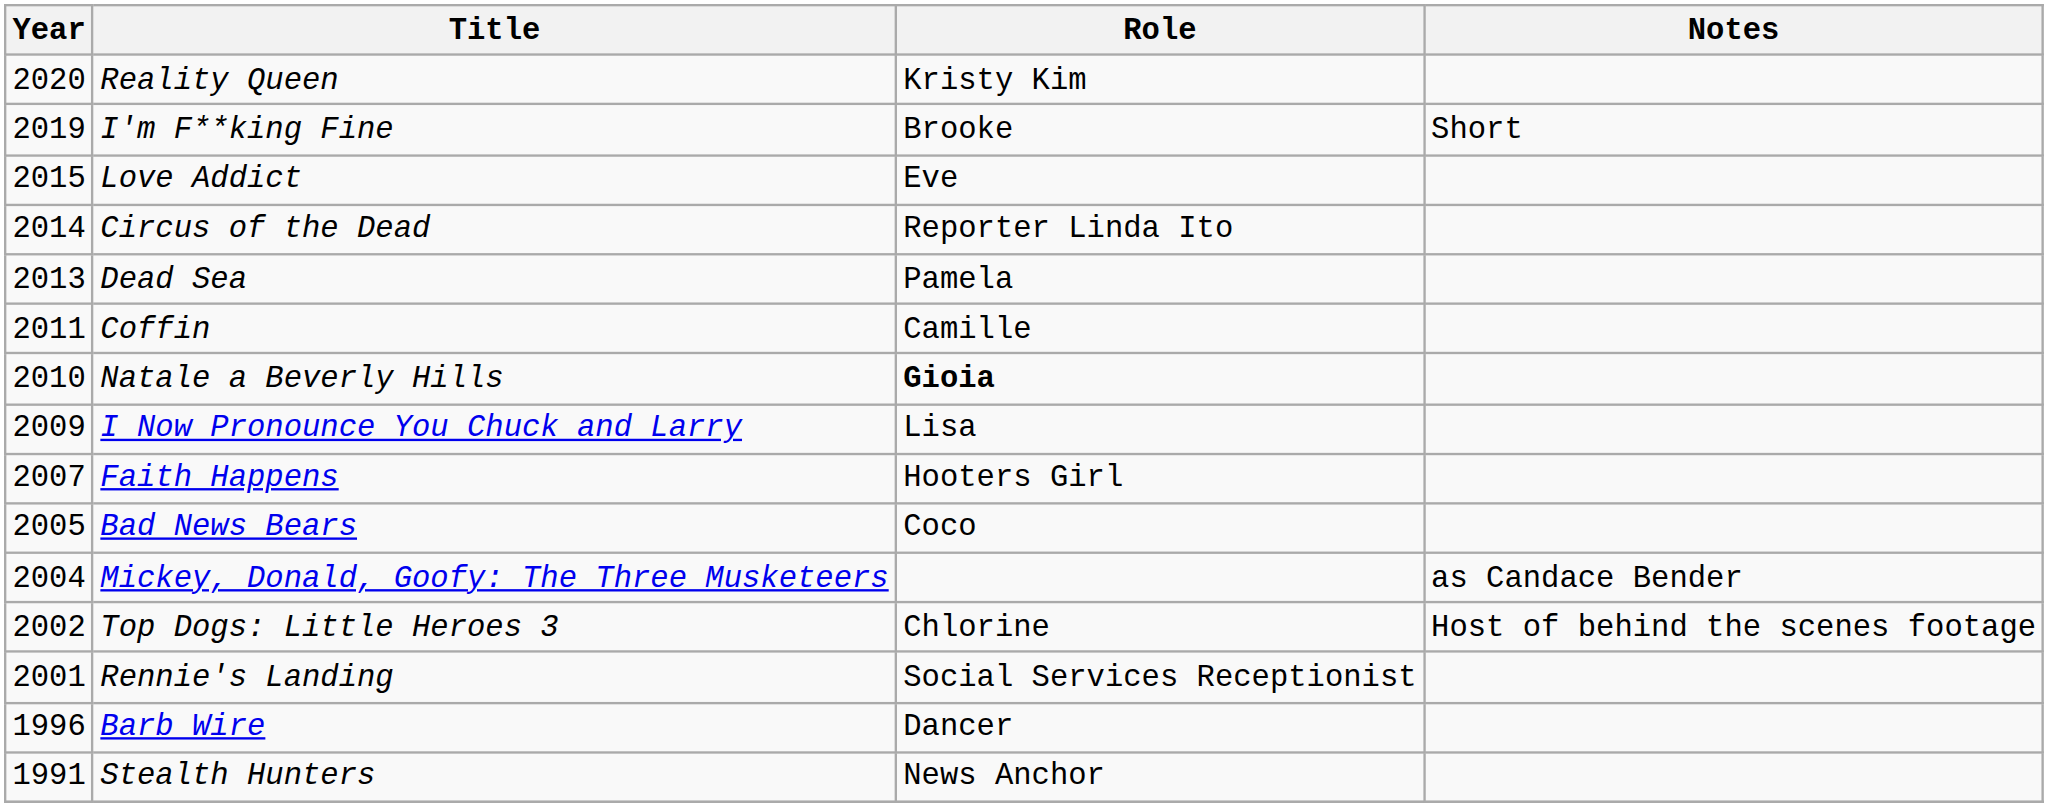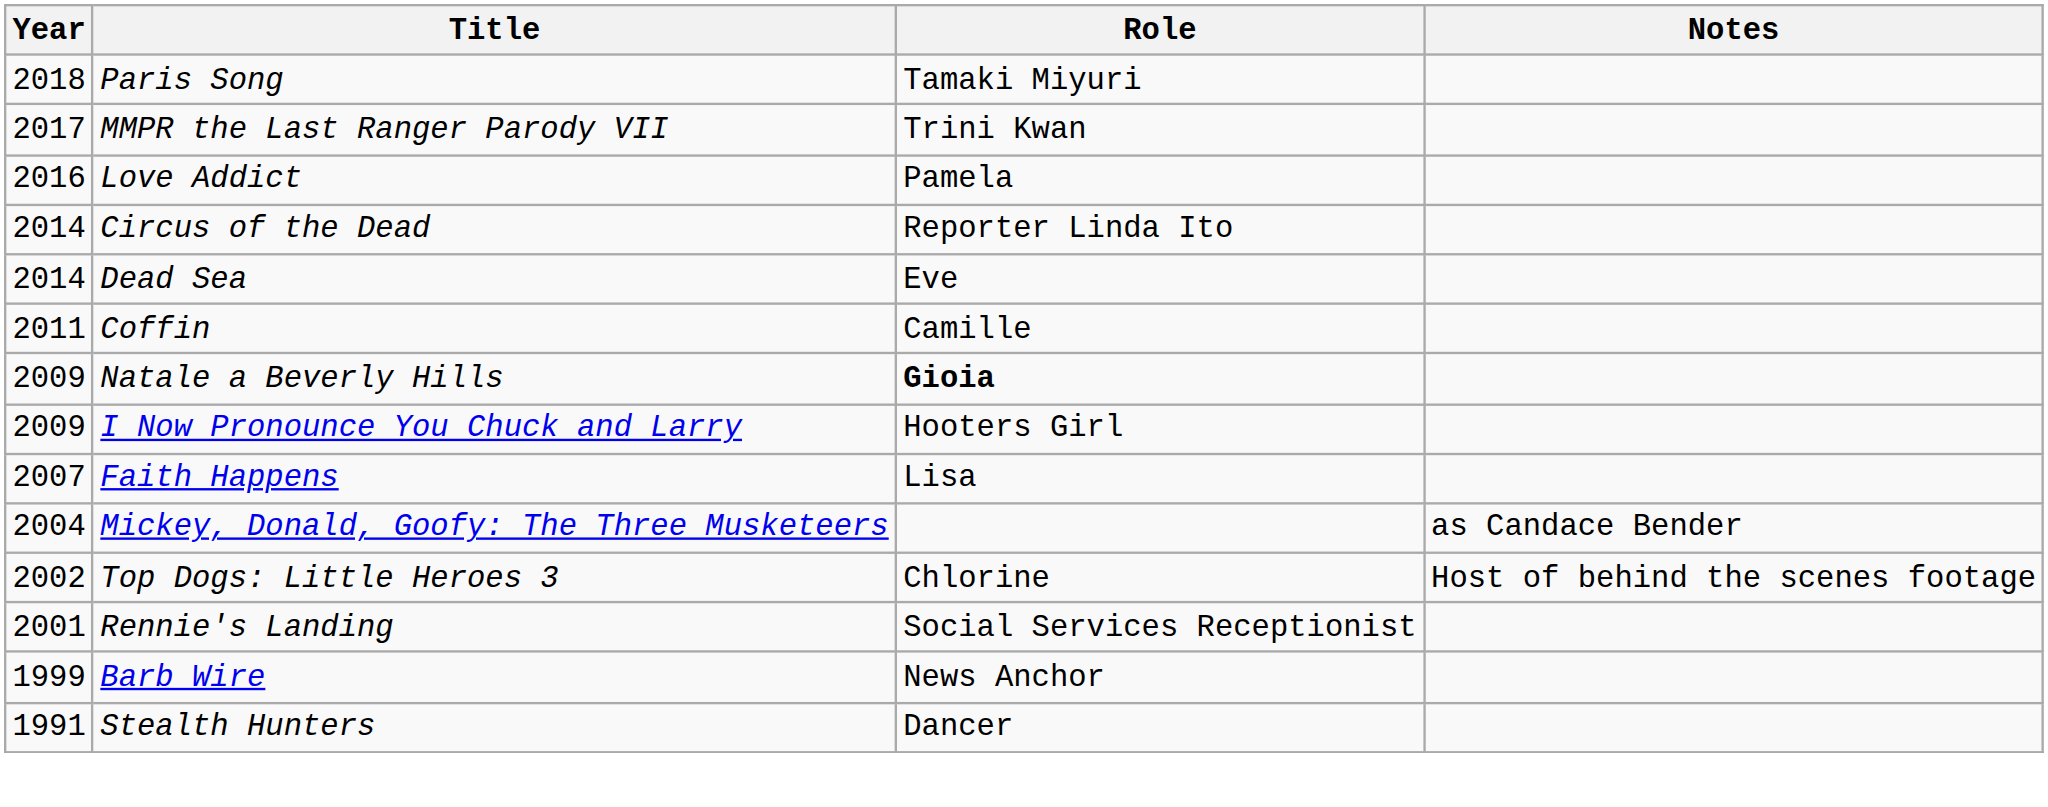- row: (220, 80)
- row: (247, 130)
+ row: (192, 80)
+ row: (385, 130)
(49, 179) 2015 -> (49, 179) 2016
(931, 179) Eve -> (958, 179) Pamela
(49, 279) 2013 -> (49, 279) 2014
(958, 279) Pamela -> (931, 279) Eve
(49, 379) 2010 -> (49, 379) 2009
(940, 428) Lisa -> (1013, 428) Hooters Girl
(1013, 478) Hooters Girl -> (940, 478) Lisa
- row: (229, 528)
(49, 727) 1996 -> (49, 677) 1999
(958, 727) Dancer -> (1004, 677) News Anchor
(1004, 777) News Anchor -> (958, 727) Dancer
